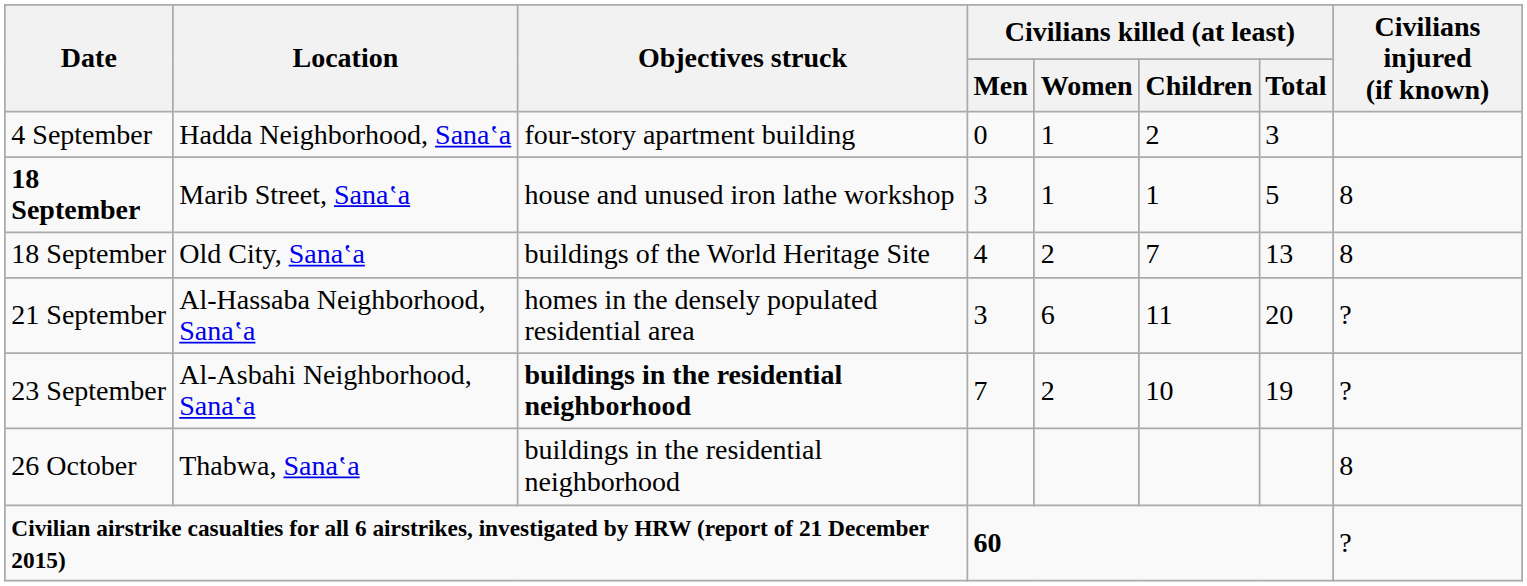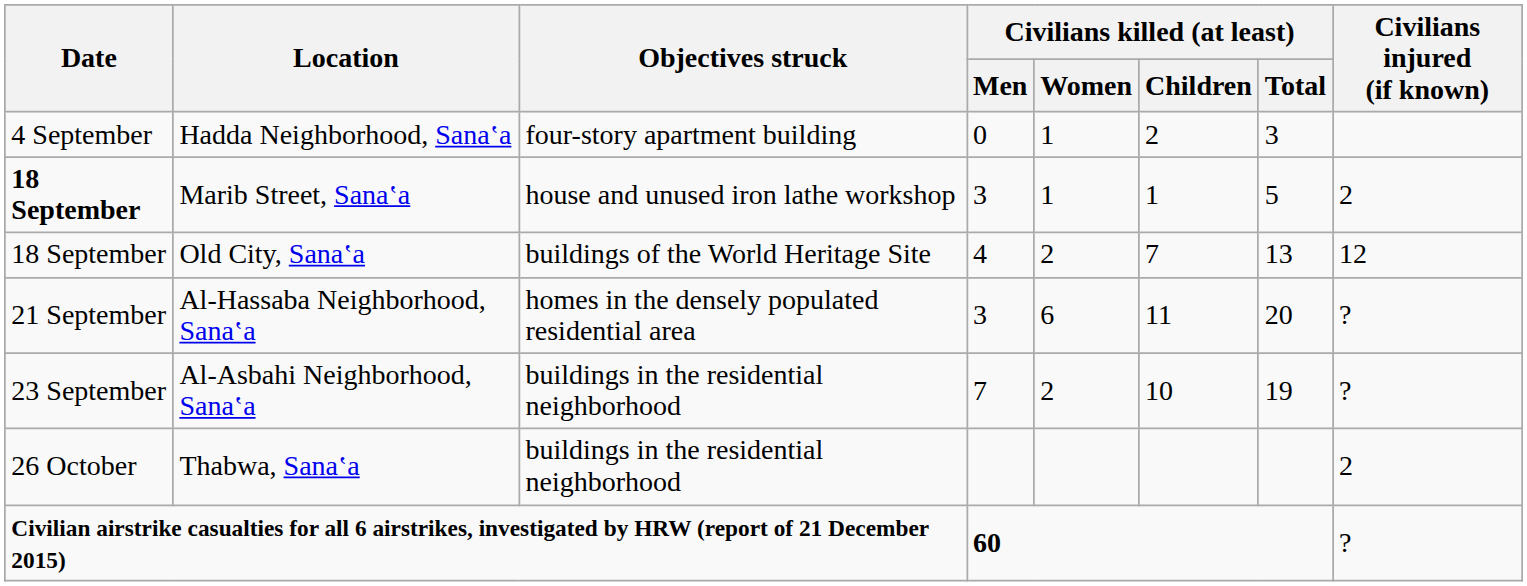(1346, 194) 8 -> (1346, 194) 2
(1346, 254) 8 -> (1353, 254) 12
(683, 390) bold -> (674, 390) normal
(1346, 466) 8 -> (1346, 466) 2
